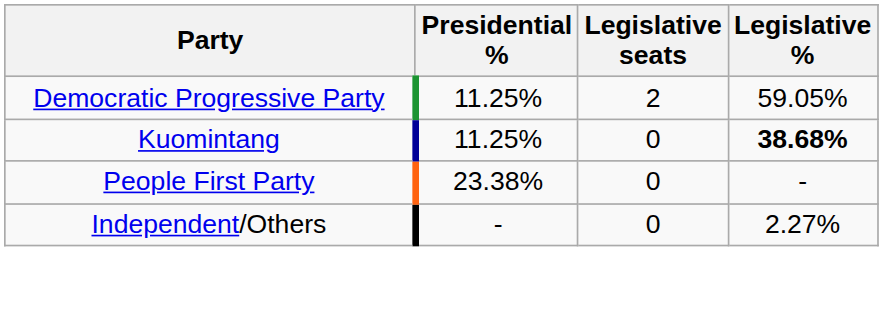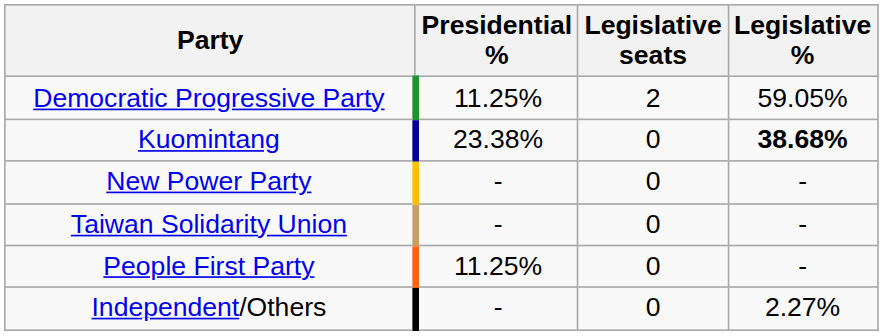(498, 139) 11.25% -> (498, 139) 23.38%
+ row: (209, 181)
+ row: (209, 223)
(498, 181) 23.38% -> (498, 266) 11.25%
